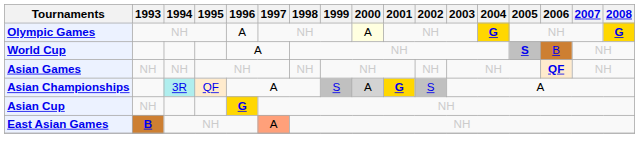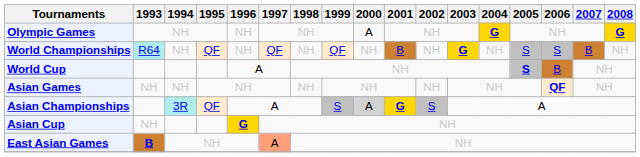(242, 32) A -> (243, 32) NH
(368, 32) lightyellow background -> (369, 32) no background
+ row: (69, 51)
